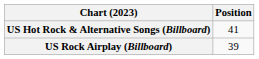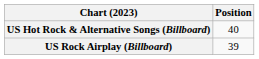(233, 29) 41 -> (233, 29) 40
